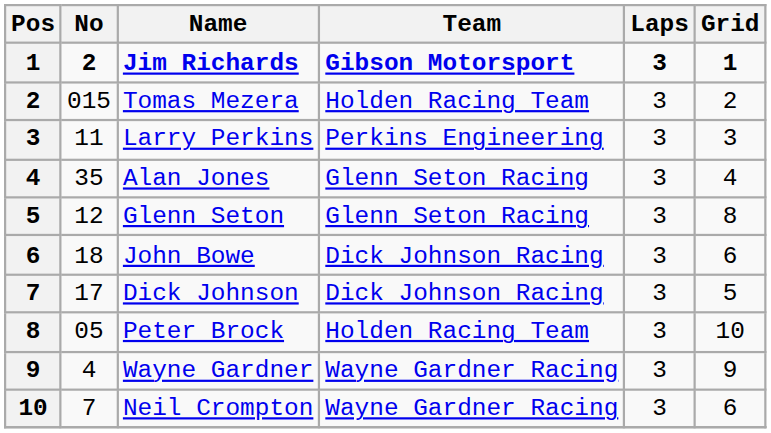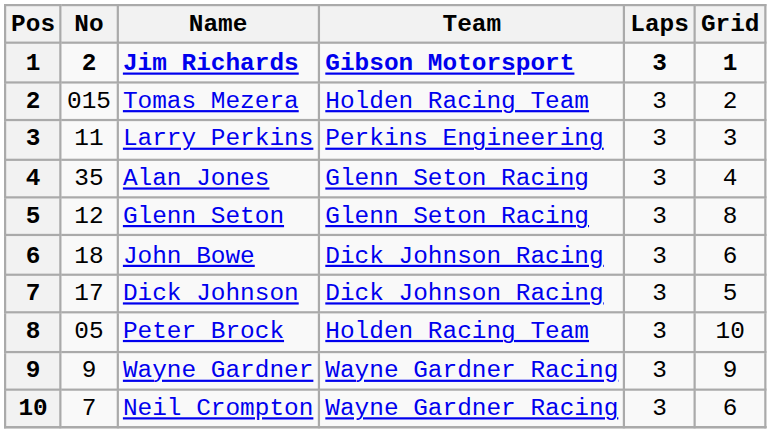(89, 371) 4 -> (89, 371) 9
